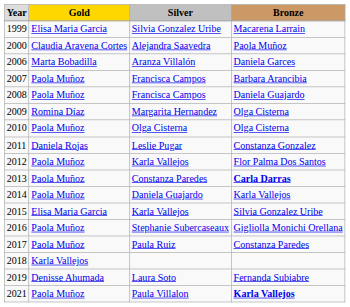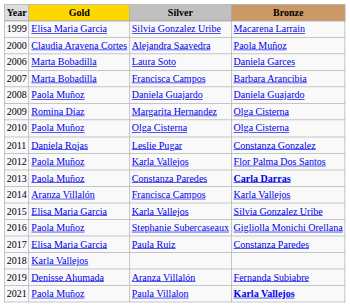(164, 62) Aranza Villalón -> (154, 62) Laura Soto
(58, 79) Paola Muñoz -> (64, 79) Marta Bobadilla
(169, 95) Francisca Campos -> (167, 95) Daniela Guajardo
(58, 194) Paola Muñoz -> (63, 194) Aranza Villalón
(167, 194) Daniela Guajardo -> (169, 194) Francisca Campos
(58, 244) Paola Muñoz -> (69, 244) Elisa Maria Garcia
(154, 277) Laura Soto -> (164, 277) Aranza Villalón
